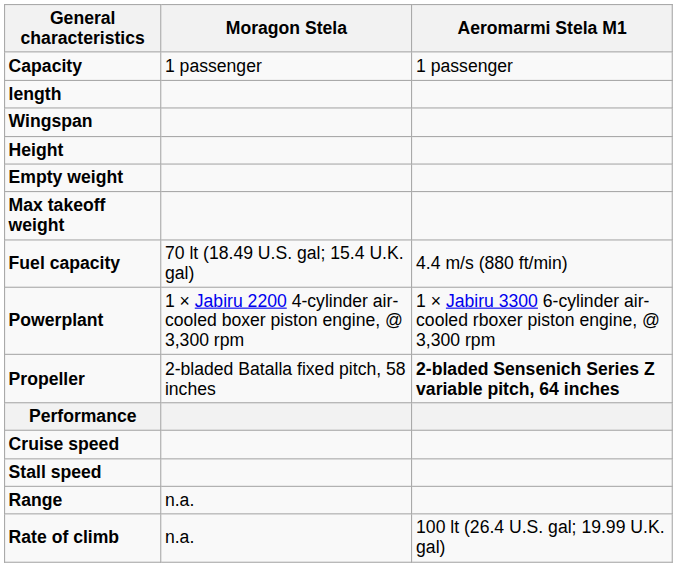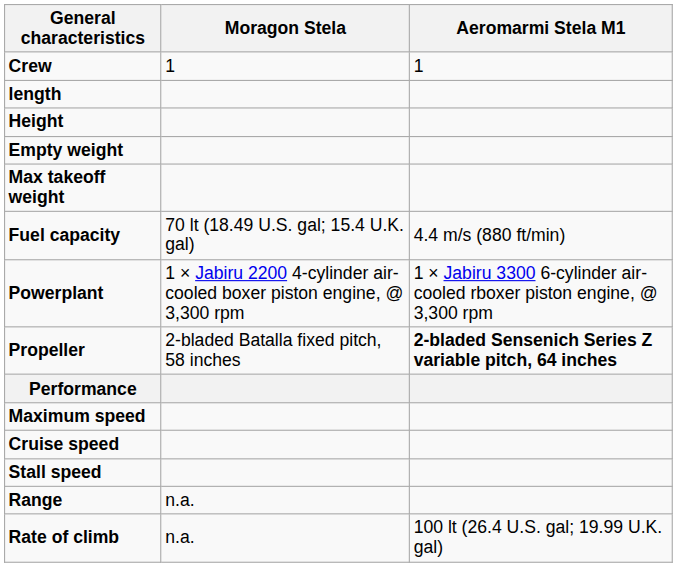+ row: (30, 66)
- row: (45, 66)
- row: (51, 121)
+ row: (77, 416)
